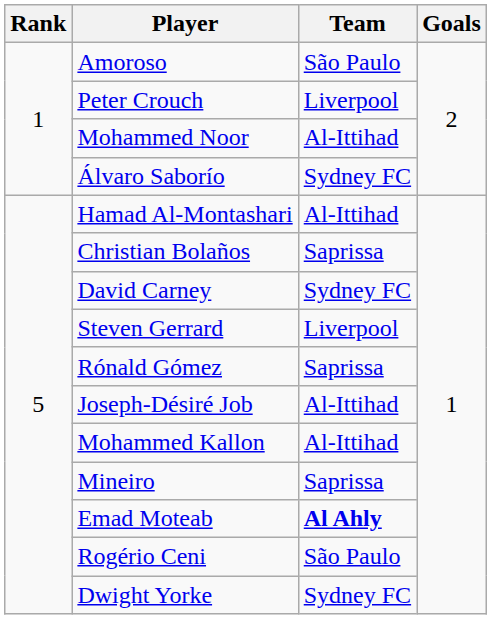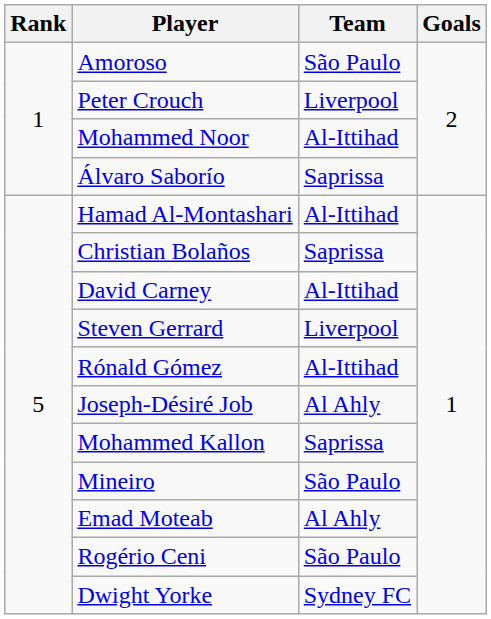(357, 175) Sydney FC -> (344, 175) Saprissa
(357, 289) Sydney FC -> (351, 289) Al-Ittihad
(344, 366) Saprissa -> (351, 366) Al-Ittihad
(351, 404) Al-Ittihad -> (342, 404) Al Ahly
(351, 442) Al-Ittihad -> (344, 442) Saprissa
(344, 480) Saprissa -> (352, 480) São Paulo
(343, 518) bold -> (342, 518) normal
